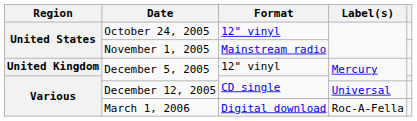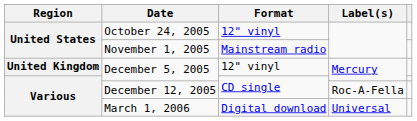(361, 90) Universal -> (368, 90) Roc-A-Fella
(368, 108) Roc-A-Fella -> (361, 108) Universal
